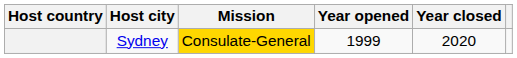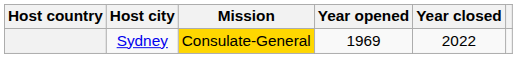(363, 41) 1999 -> (363, 41) 1969
(459, 41) 2020 -> (459, 41) 2022
